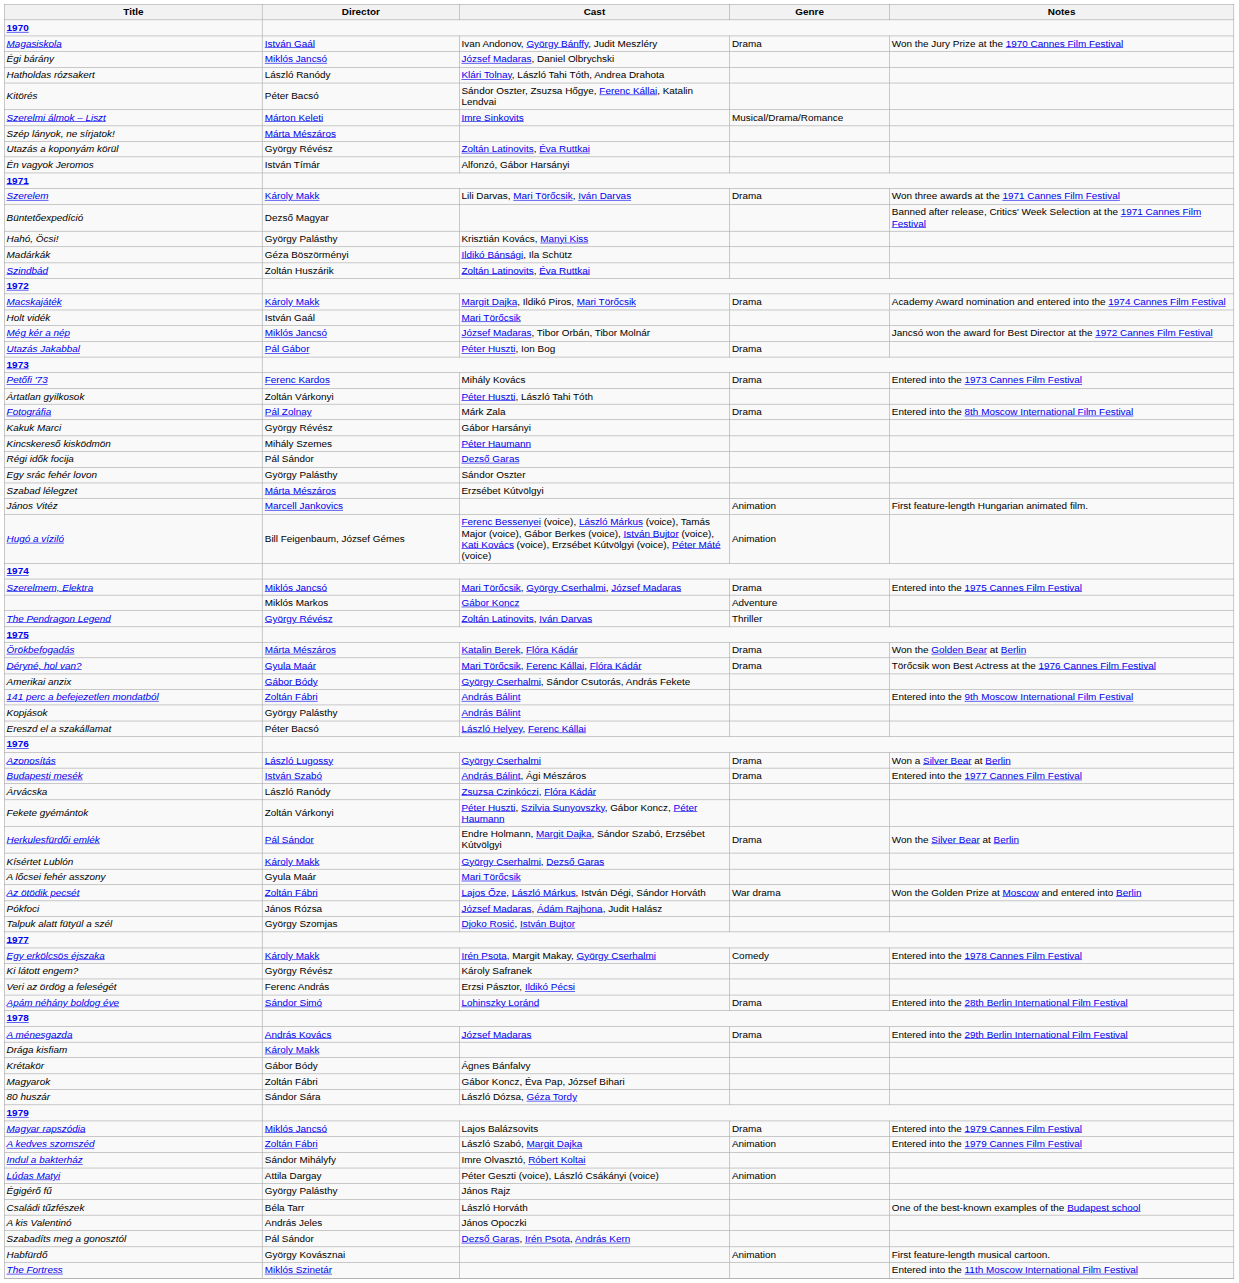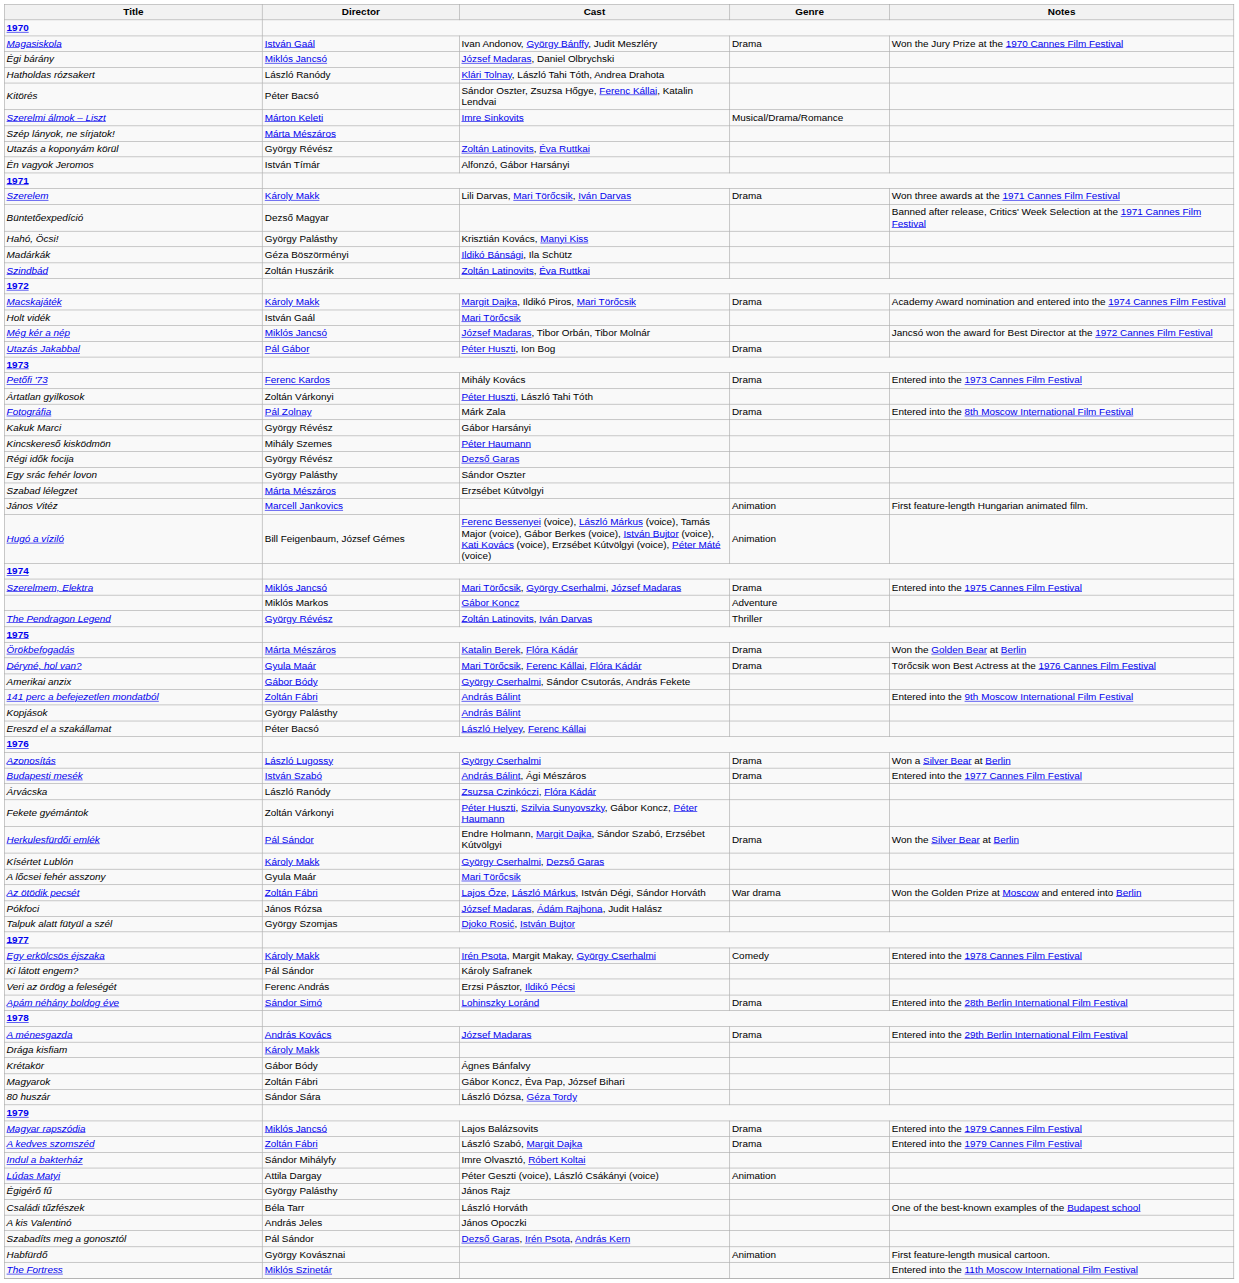(289, 459) Pál Sándor -> (299, 459) György Révész
(299, 971) György Révész -> (289, 971) Pál Sándor
(754, 1144) Animation -> (747, 1144) Drama
